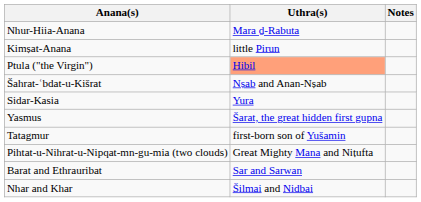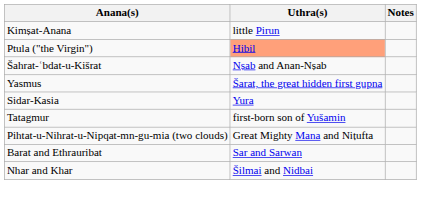- row: (46, 30)
rows swapped: (24, 118) <-> (33, 100)
